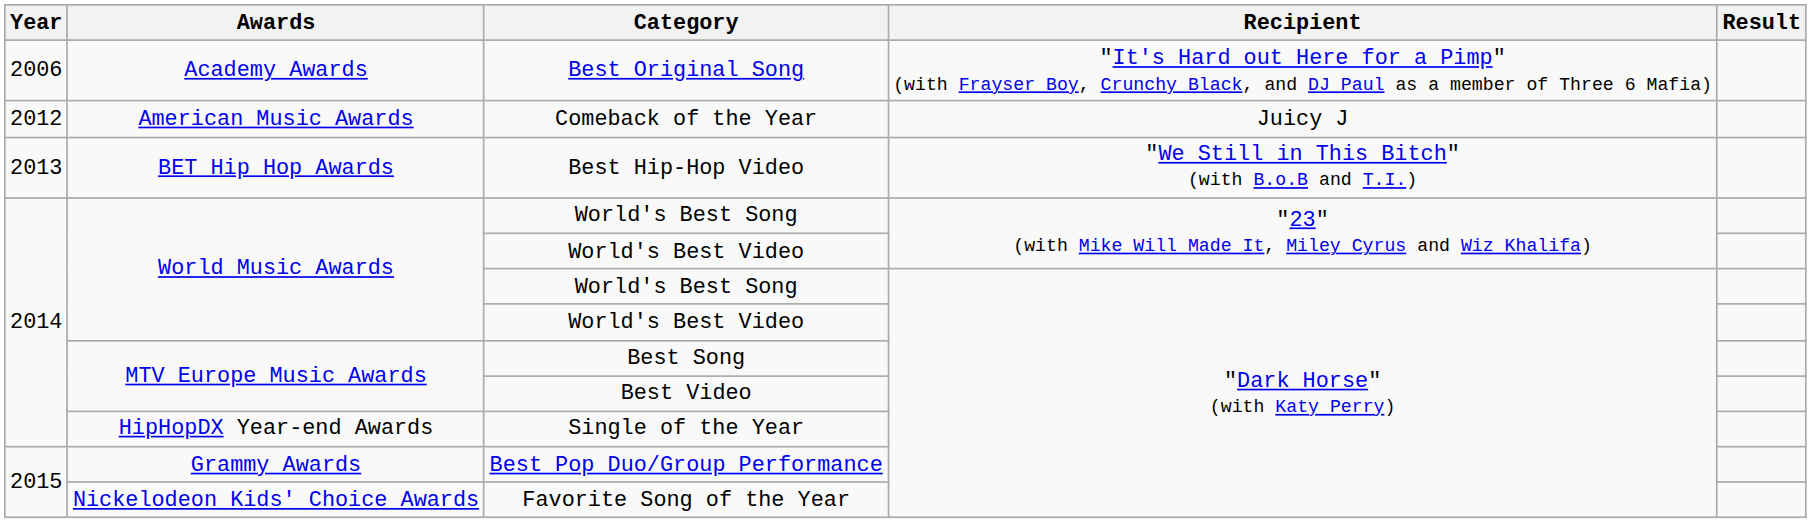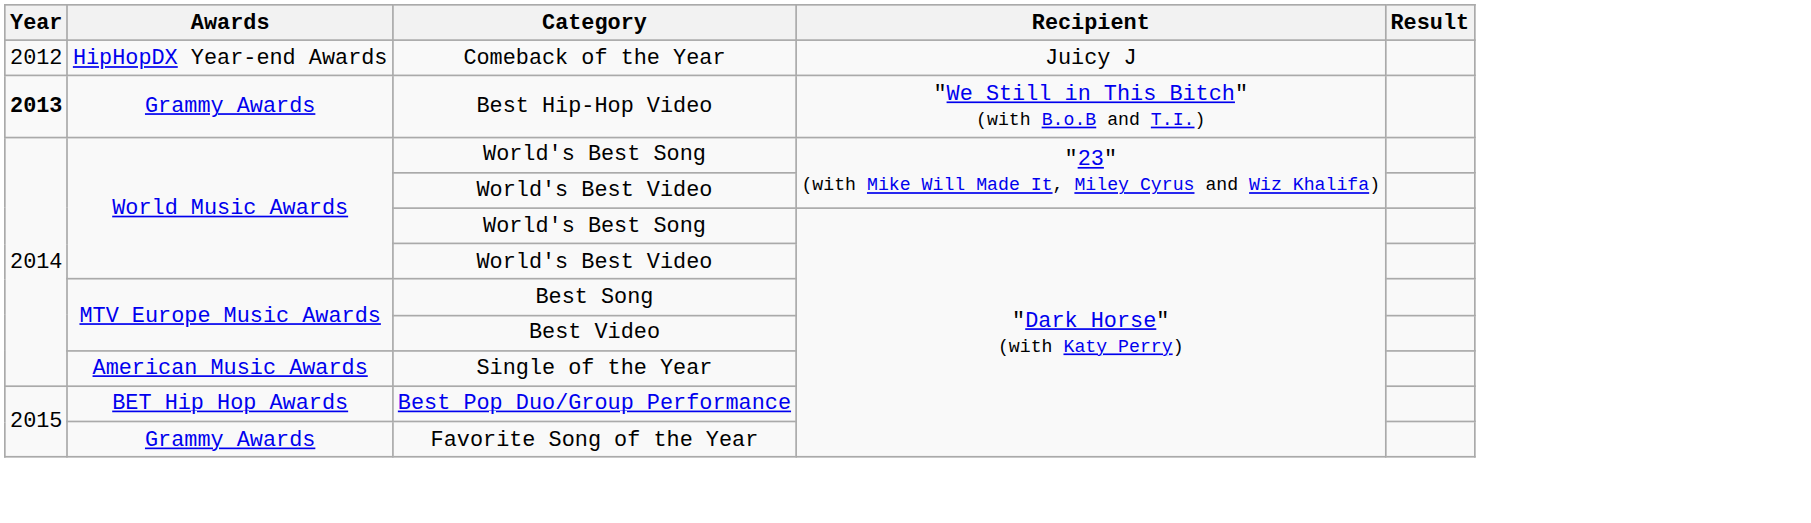- row: (686, 71)
(276, 119) American Music Awards -> (230, 58) HipHopDX Year-end Awards
(36, 167) normal -> (36, 106) bold
(276, 167) BET Hip Hop Awards -> (230, 106) Grammy Awards
(276, 429) HipHopDX Year-end Awards -> (230, 368) American Music Awards
(276, 465) Grammy Awards -> (230, 404) BET Hip Hop Awards
(276, 500) Nickelodeon Kids' Choice Awards -> (230, 439) Grammy Awards
